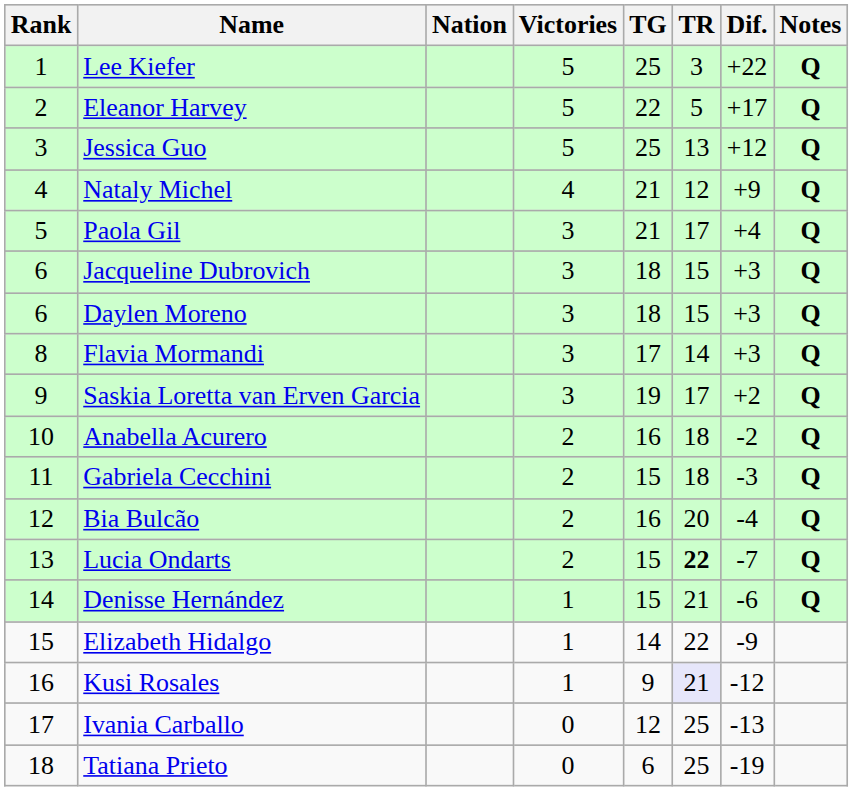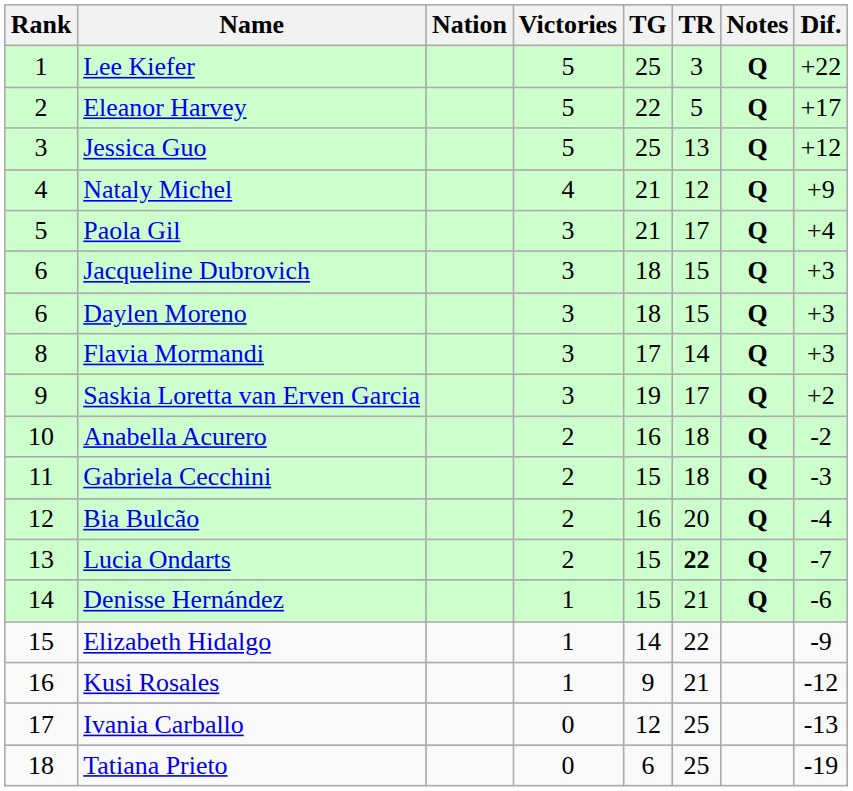columns swapped: (747, 25) <-> (810, 25)
(697, 682) lavender background -> (697, 682) no background
